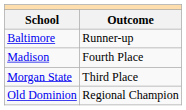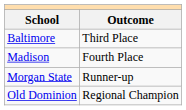(108, 38) Runner-up -> (110, 38) Third Place
(110, 76) Third Place -> (108, 76) Runner-up
